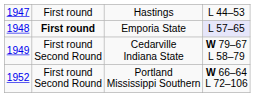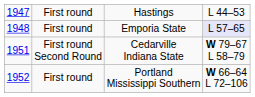(68, 28) bold -> (68, 28) normal
(18, 50) 1949 -> (18, 50) 1951
(68, 78) First round Second Round -> (68, 78) First round
